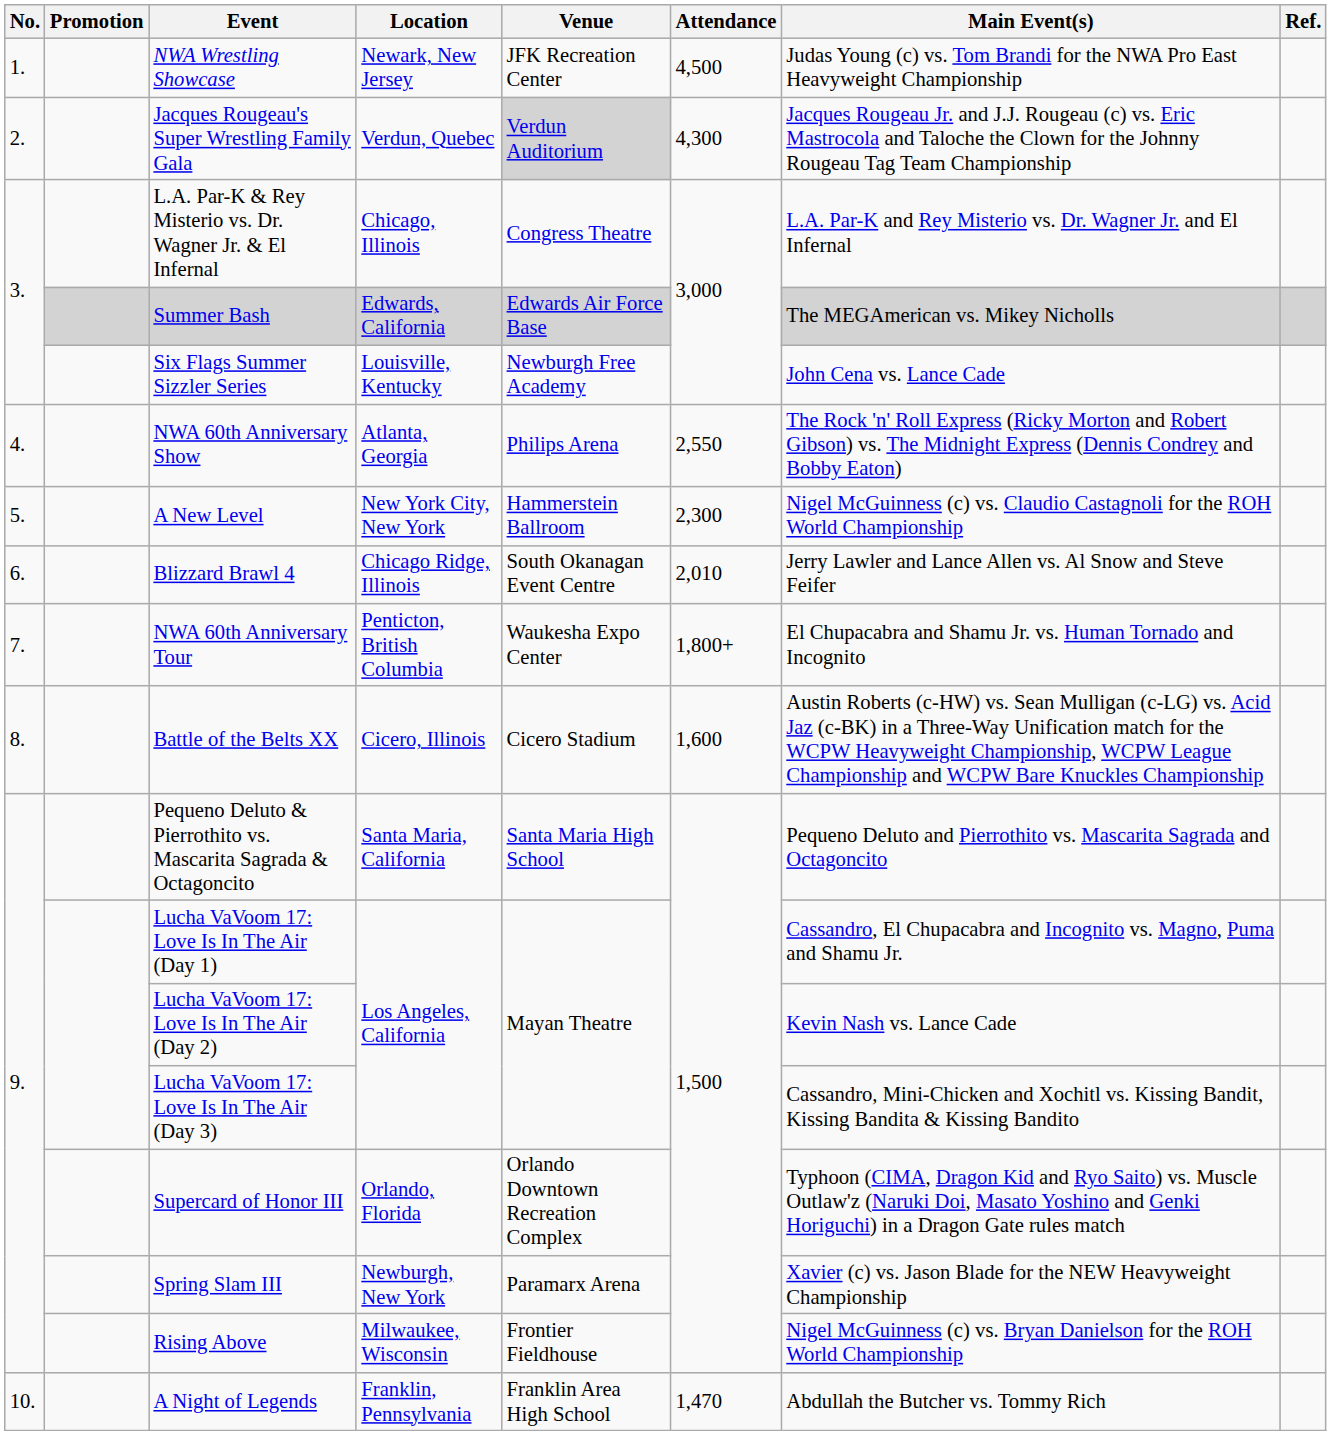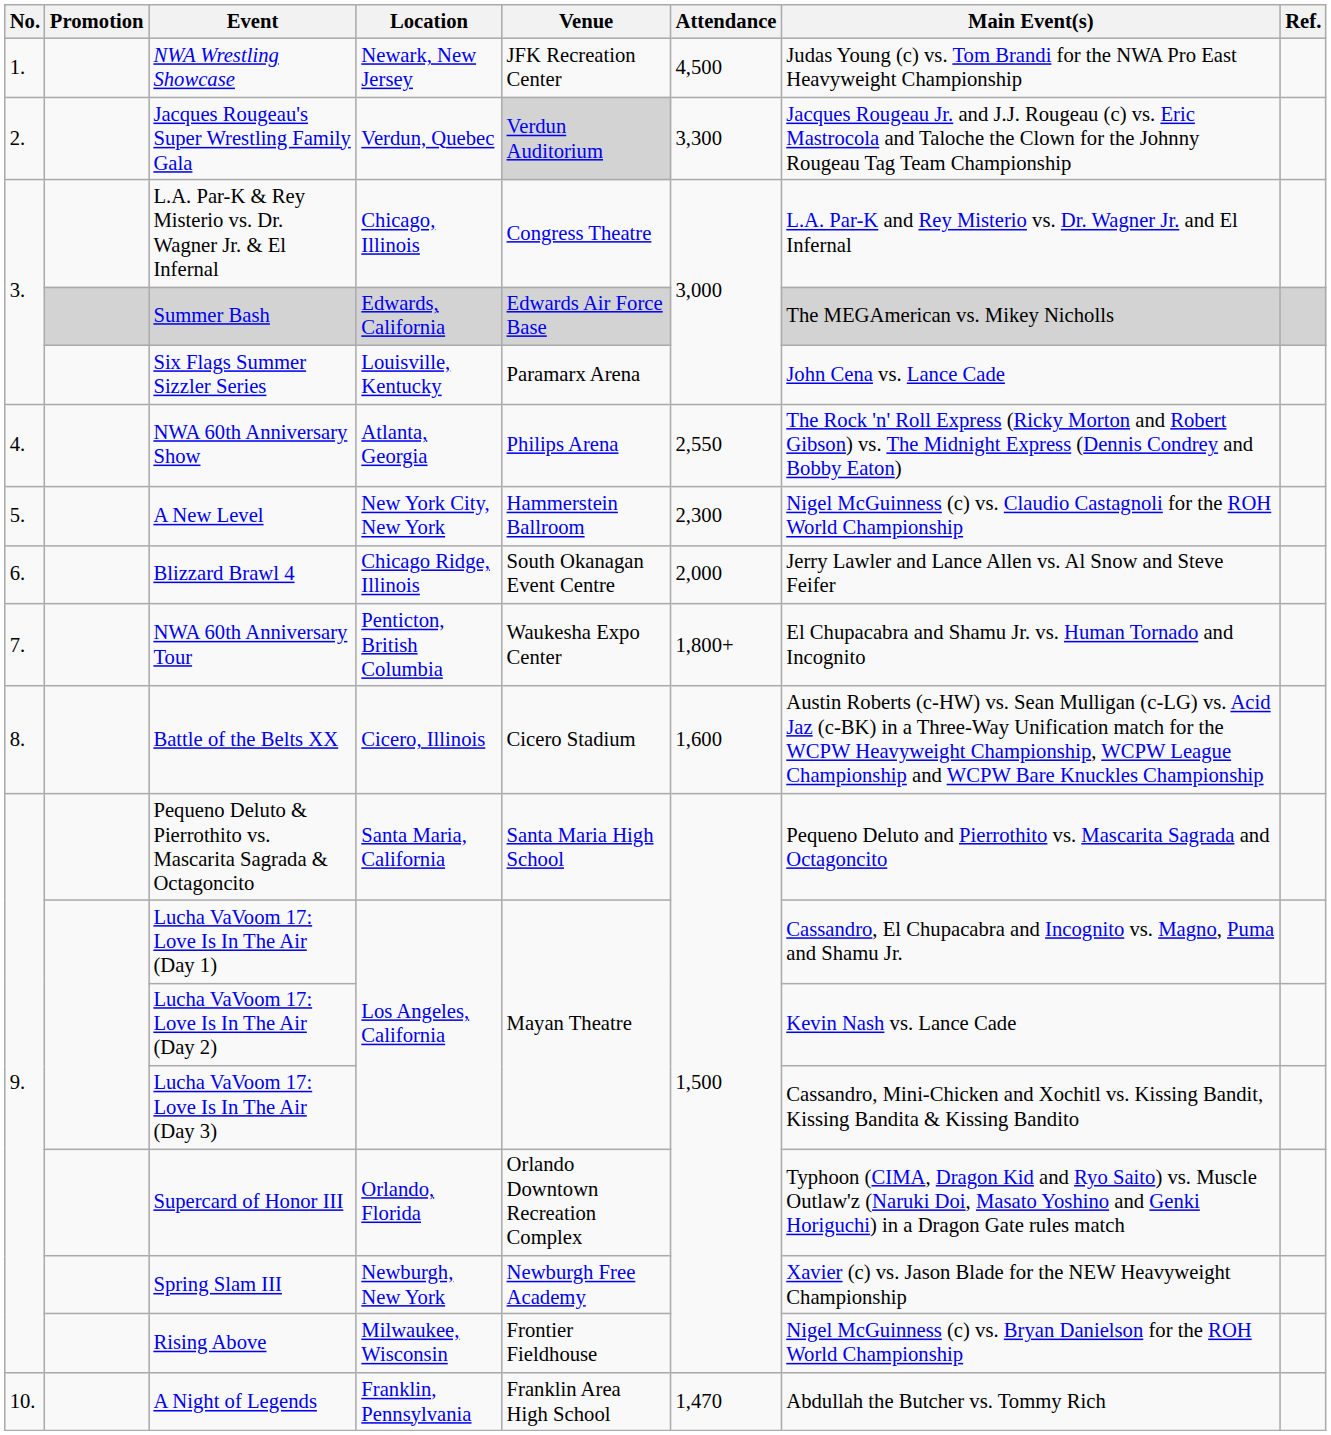(699, 137) 4,300 -> (699, 137) 3,300
(571, 374) Newburgh Free Academy -> (573, 374) Paramarx Arena
(699, 573) 2,010 -> (699, 573) 2,000
(573, 1284) Paramarx Arena -> (571, 1284) Newburgh Free Academy
